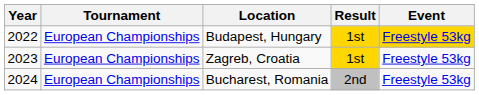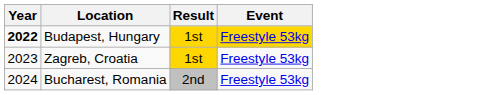- column: (122, 15)
(23, 37) normal -> (23, 37) bold
